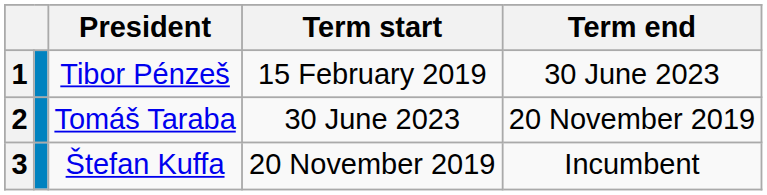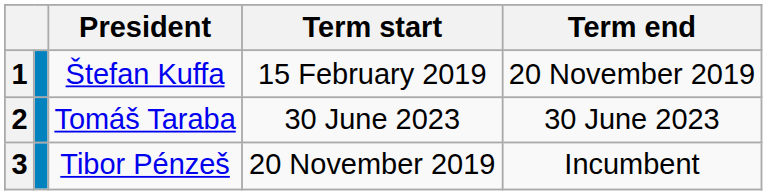(145, 73) Tibor Pénzeš -> (145, 73) Štefan Kuffa
(632, 73) 30 June 2023 -> (632, 73) 20 November 2019
(632, 119) 20 November 2019 -> (632, 119) 30 June 2023
(145, 165) Štefan Kuffa -> (145, 165) Tibor Pénzeš
